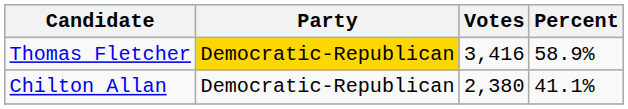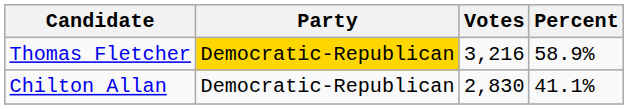(494, 54) 3,416 -> (494, 54) 3,216
(494, 87) 2,380 -> (494, 87) 2,830
